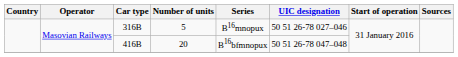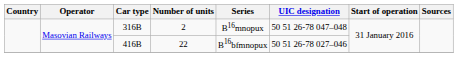(183, 27) 5 -> (183, 27) 2
(309, 27) 50 51 26-78 027–046 -> (309, 27) 50 51 26-78 047–048
(183, 44) 20 -> (183, 44) 22
(309, 44) 50 51 26-78 047–048 -> (309, 44) 50 51 26-78 027–046
